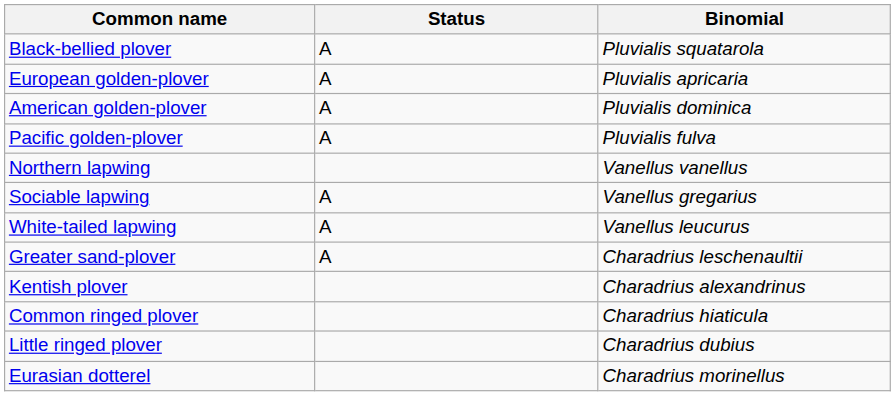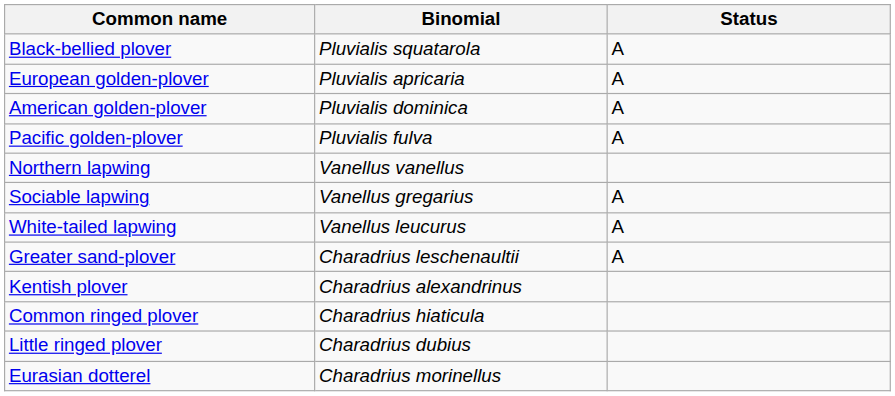columns swapped: (745, 19) <-> (456, 19)
